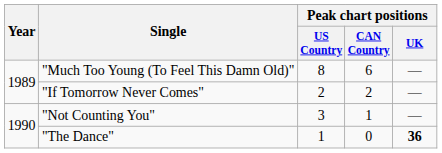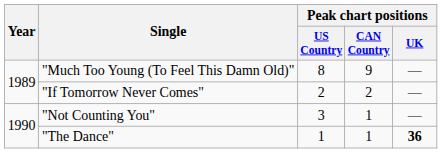(369, 70) 6 -> (369, 70) 9
(369, 137) 0 -> (369, 137) 1
